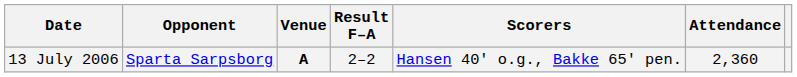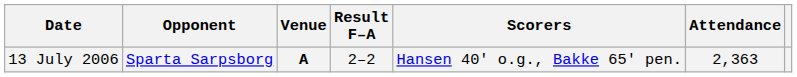(735, 60) 2,360 -> (735, 60) 2,363
